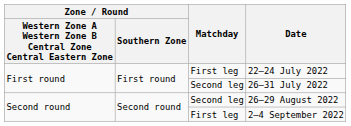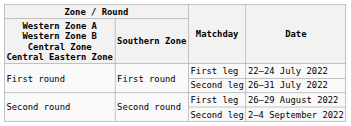(217, 100) Second leg -> (214, 100) First leg
(214, 114) First leg -> (217, 114) Second leg
